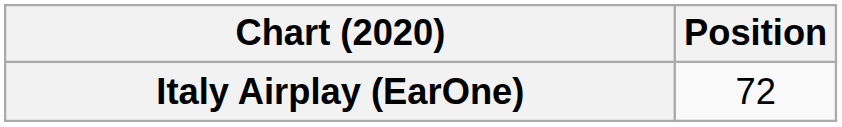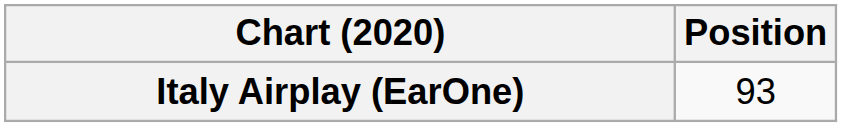(756, 90) 72 -> (756, 90) 93
